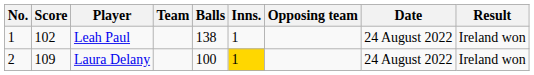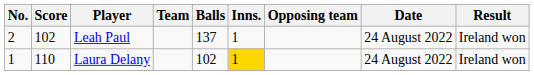(11, 37) 1 -> (11, 37) 2
(206, 37) 138 -> (206, 37) 137
(11, 59) 2 -> (11, 59) 1
(45, 59) 109 -> (45, 59) 110
(206, 59) 100 -> (206, 59) 102
